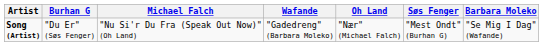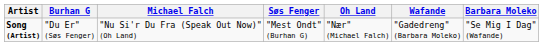columns swapped: (300, 11) <-> (433, 11)
